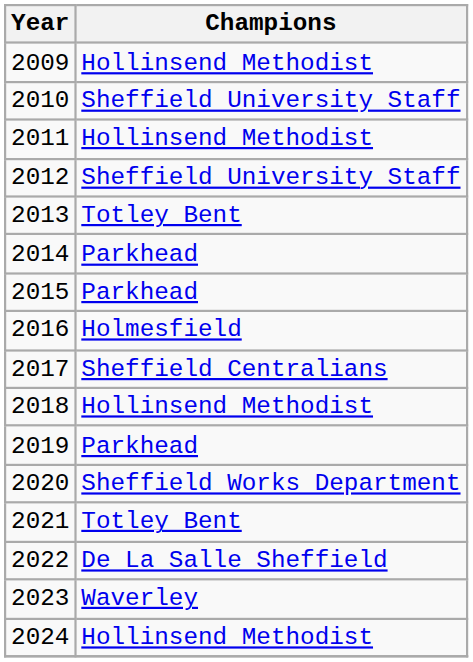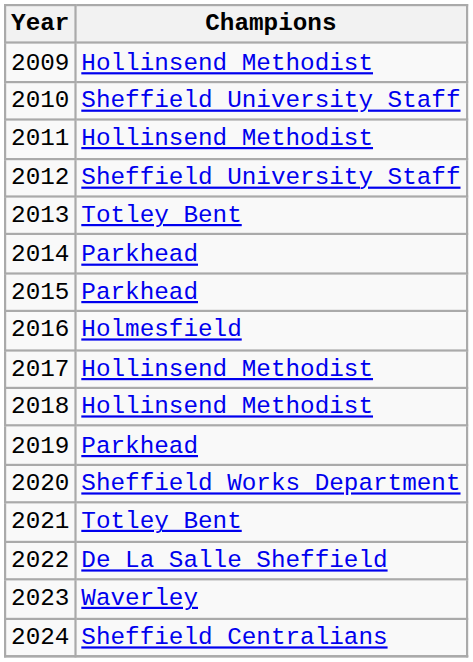(234, 369) Sheffield Centralians -> (227, 369) Hollinsend Methodist
(227, 637) Hollinsend Methodist -> (234, 637) Sheffield Centralians
